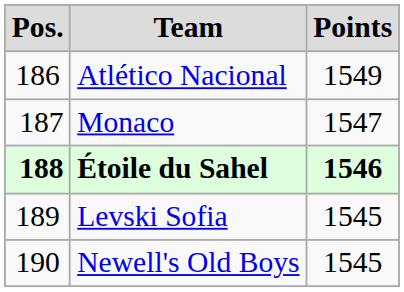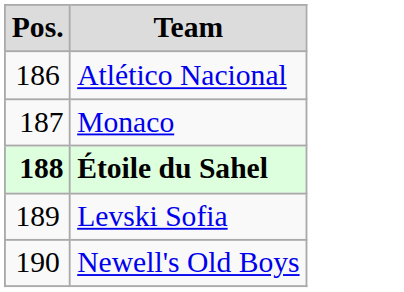- column: (353, 27)
